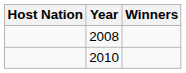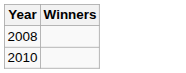- column: (45, 15)
